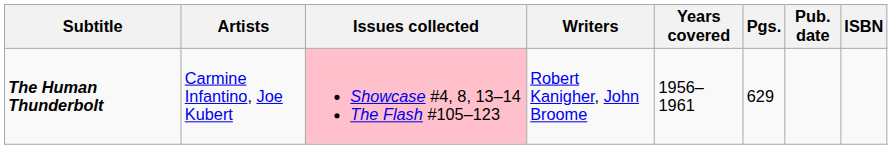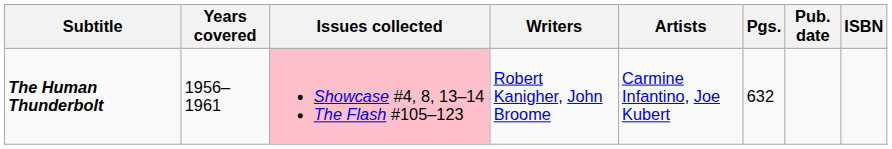columns swapped: (699, 26) <-> (243, 26)
(760, 96) 629 -> (760, 96) 632
